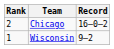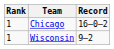(9, 24) 2 -> (9, 24) 1
